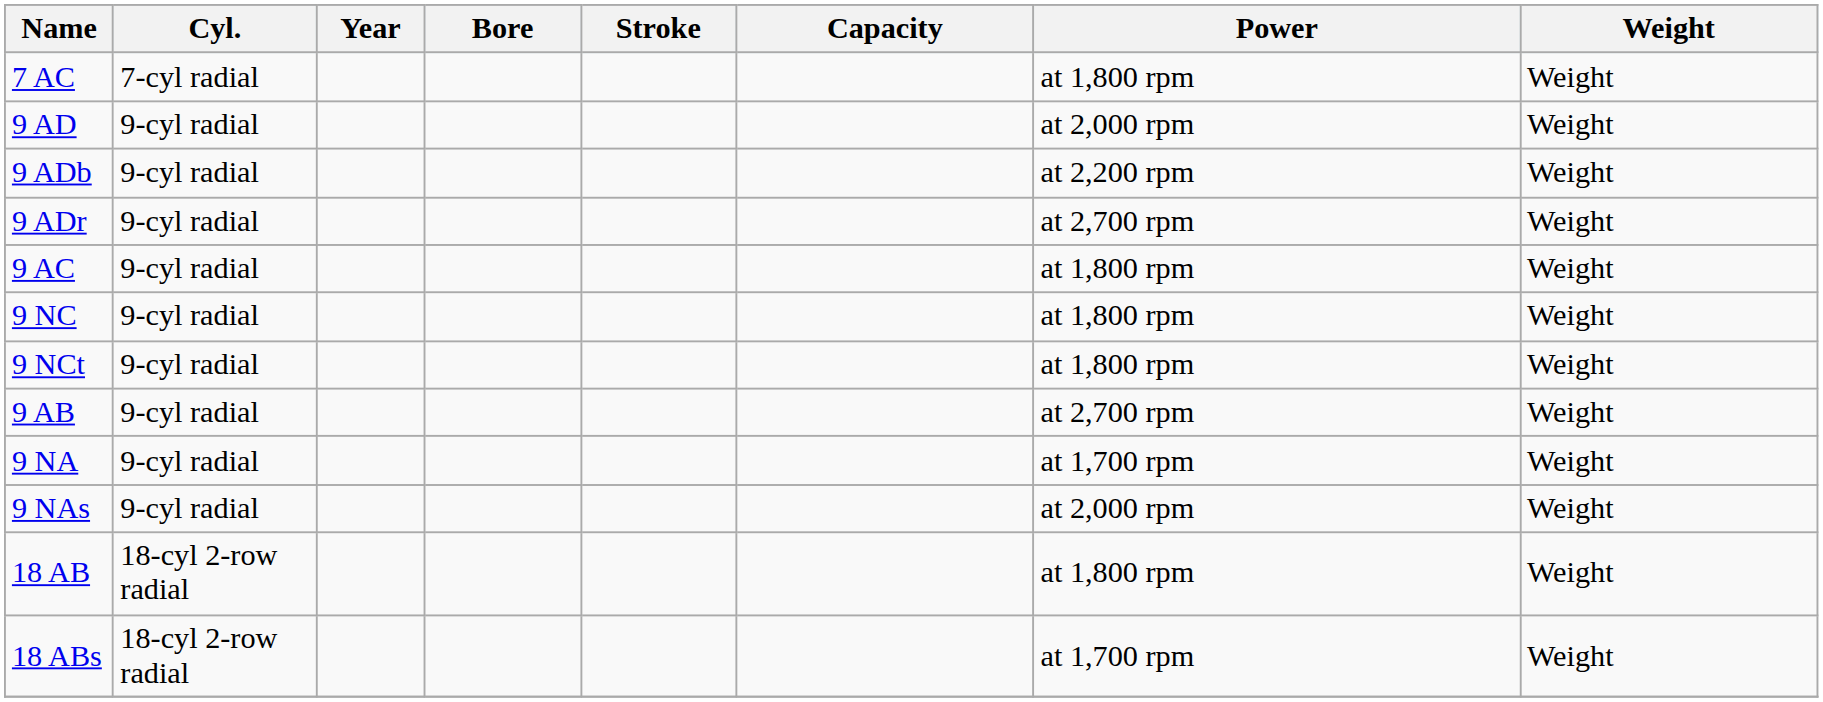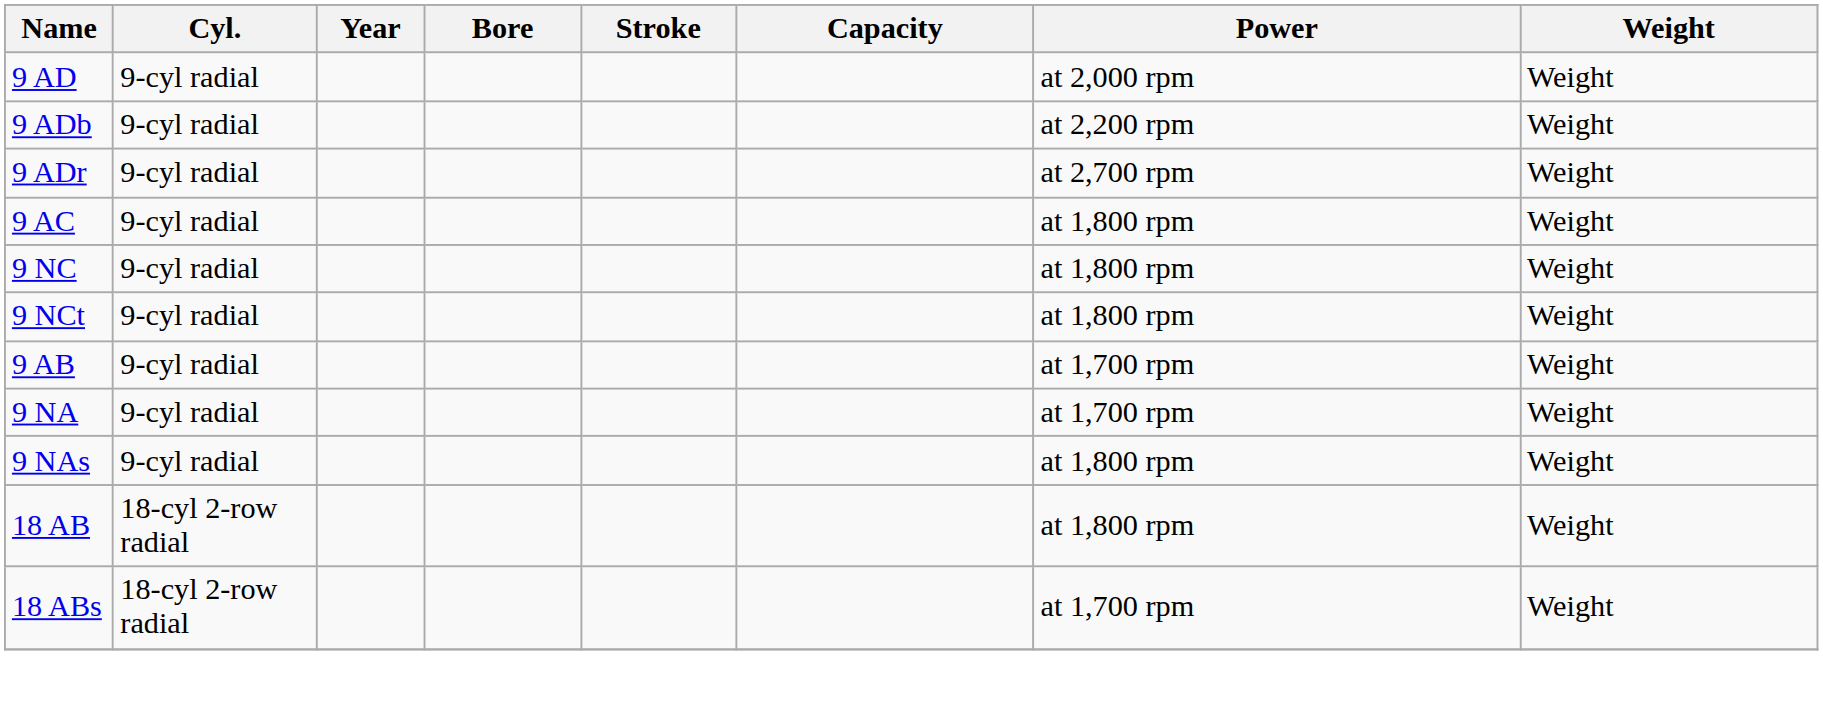- row: (43, 76)
(1117, 412) at 2,700 rpm -> (1117, 364) at 1,700 rpm
(1117, 508) at 2,000 rpm -> (1117, 460) at 1,800 rpm
